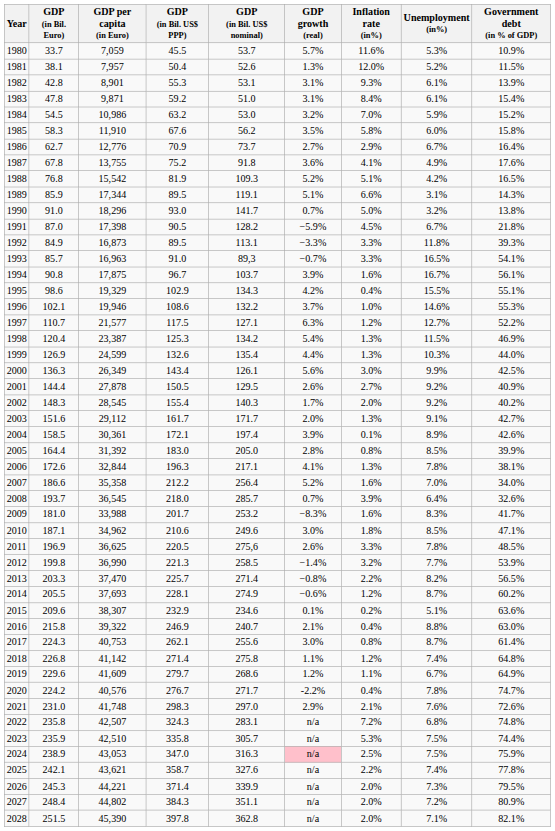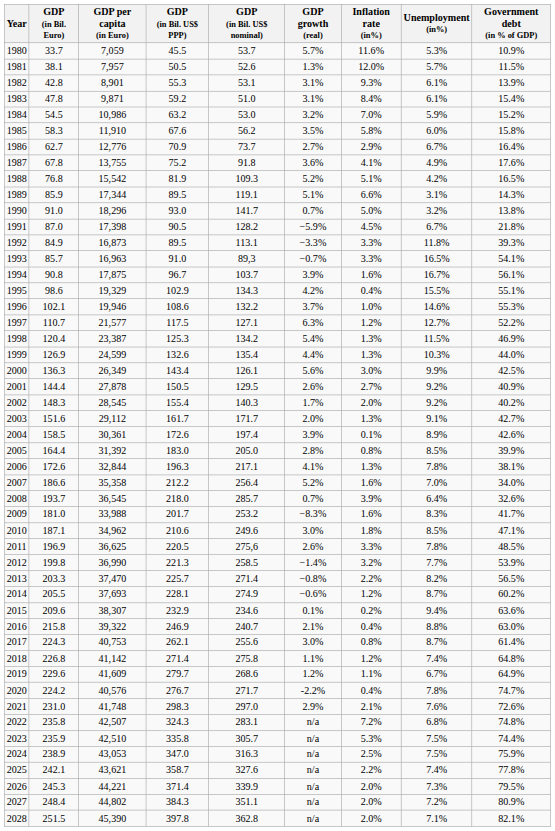(177, 67) 50.4 -> (177, 67) 50.5
(437, 67) 5.2% -> (437, 67) 5.7%
(177, 434) 172.1 -> (177, 434) 172.6
(437, 610) 5.1% -> (437, 610) 9.4%
(313, 754) pink background -> (313, 754) no background
